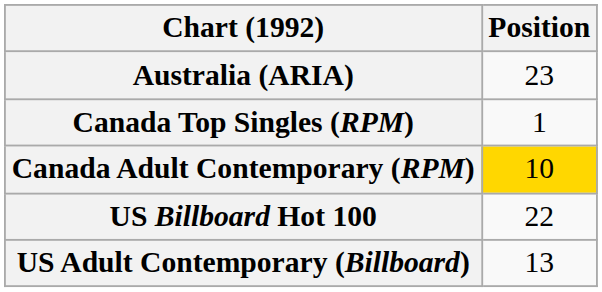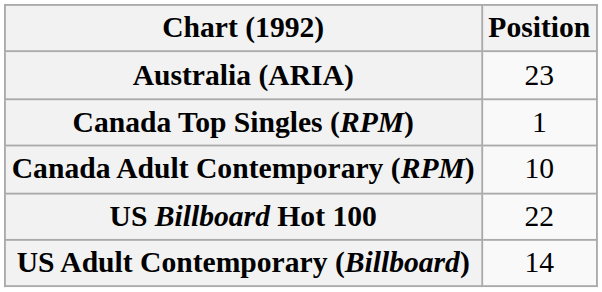(539, 168) gold background -> (539, 168) no background
(539, 262) 13 -> (539, 262) 14
